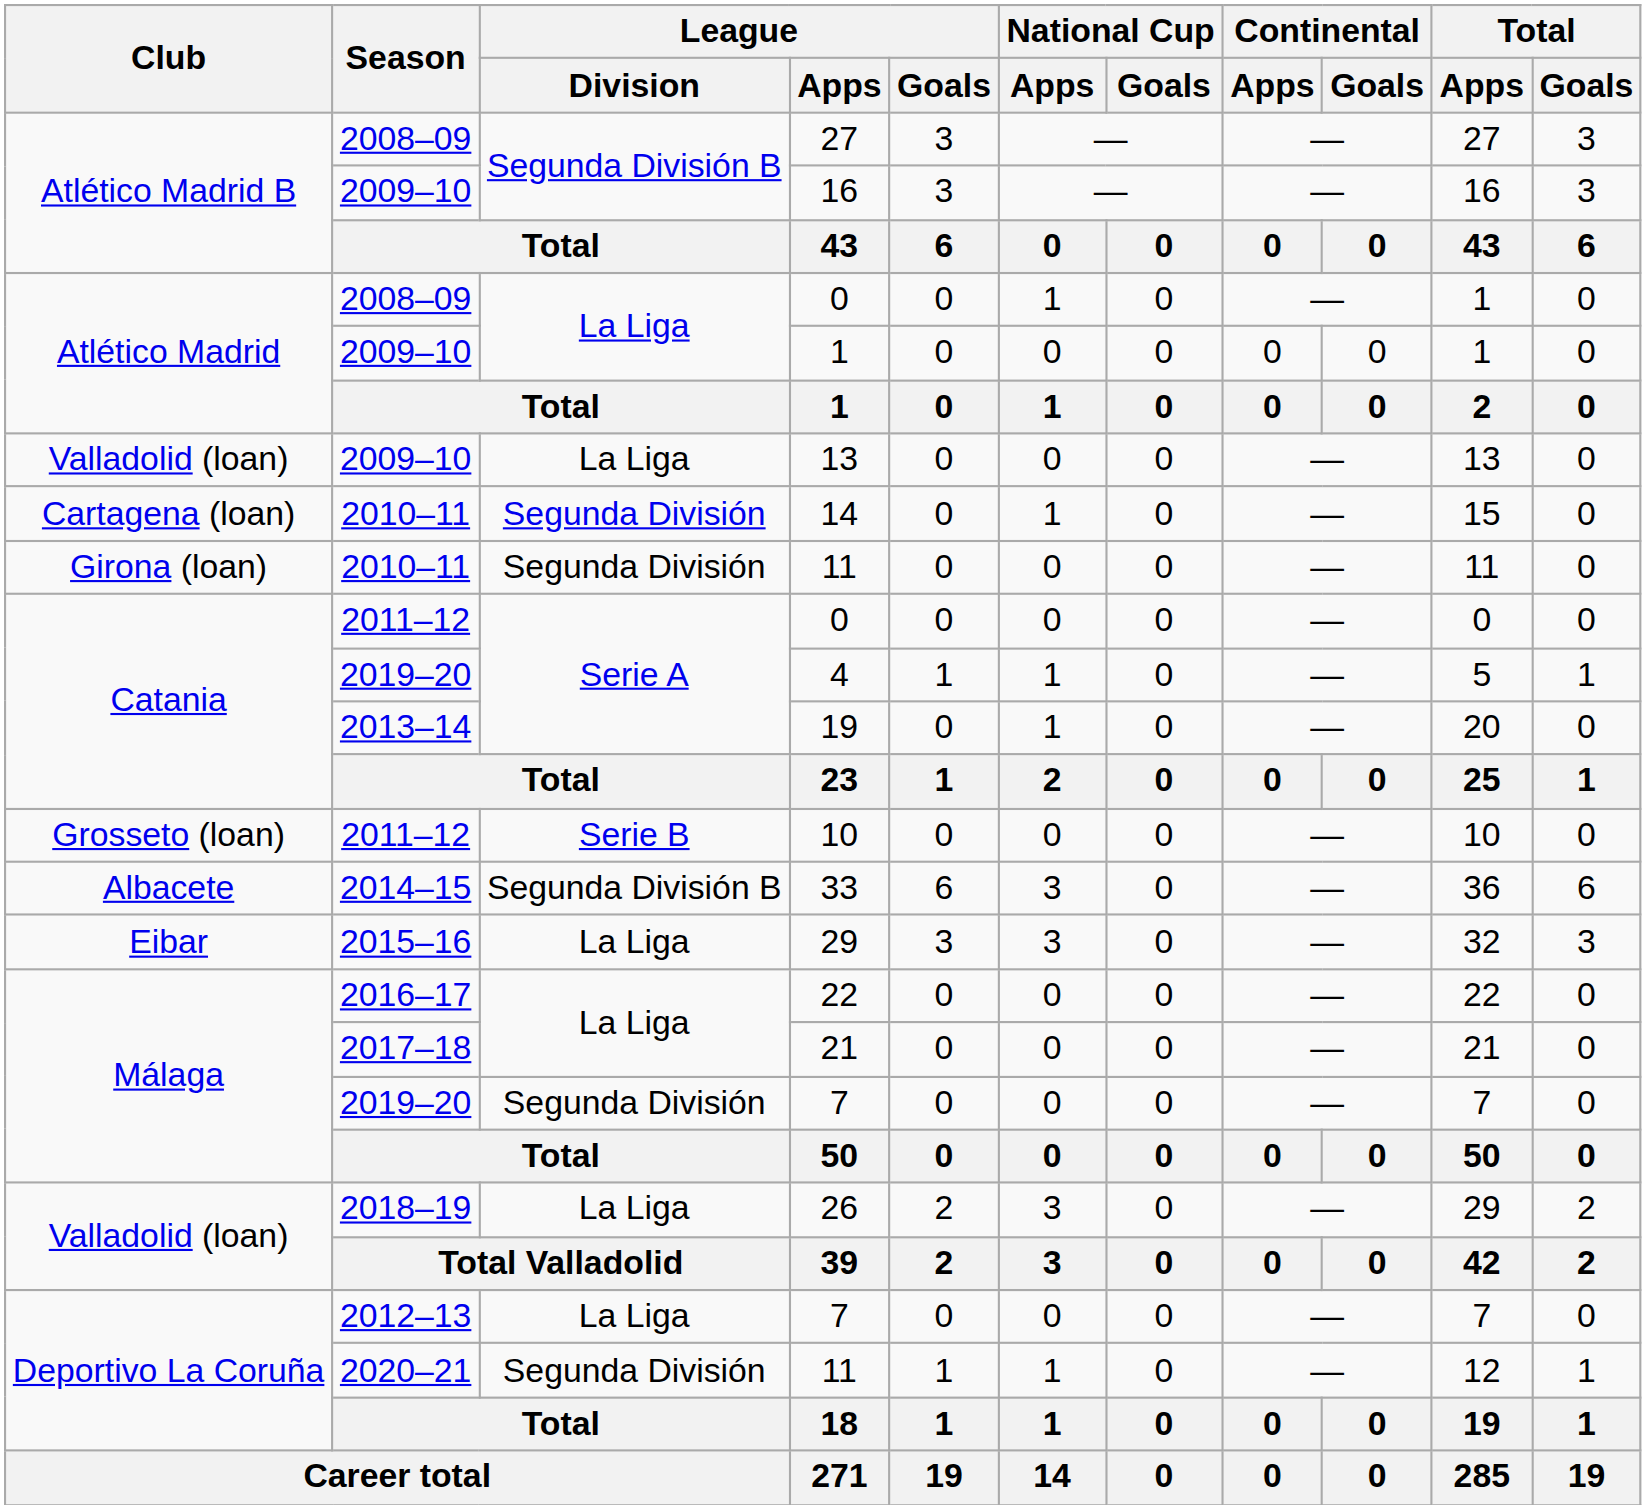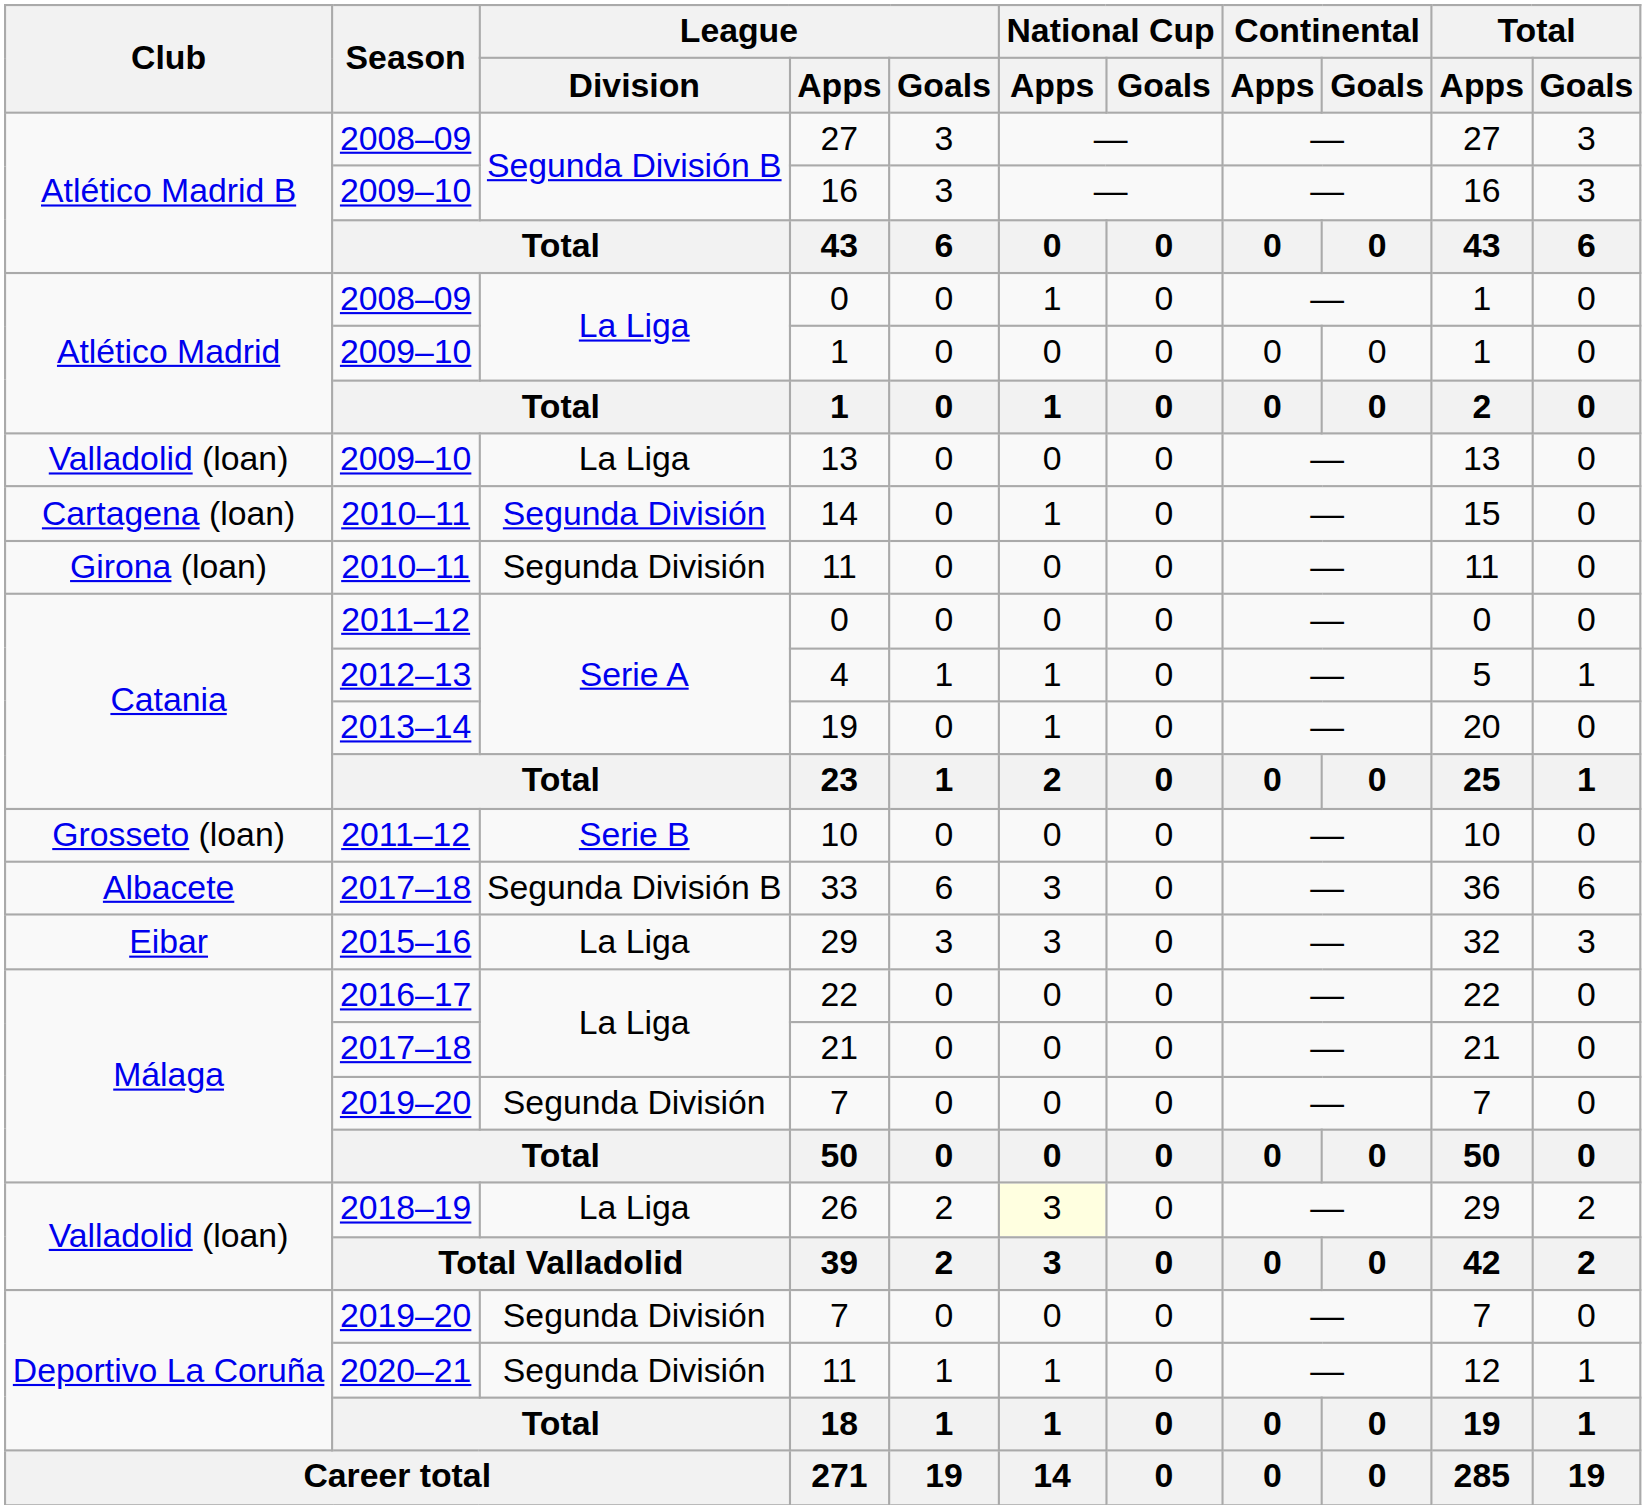(406, 673) 2019–20 -> (406, 673) 2012–13
(406, 887) 2014–15 -> (406, 887) 2017–18
(1052, 1209) no background -> (1052, 1209) lightyellow background
(406, 1316) 2012–13 -> (406, 1316) 2019–20
(634, 1316) La Liga -> (634, 1316) Segunda División
